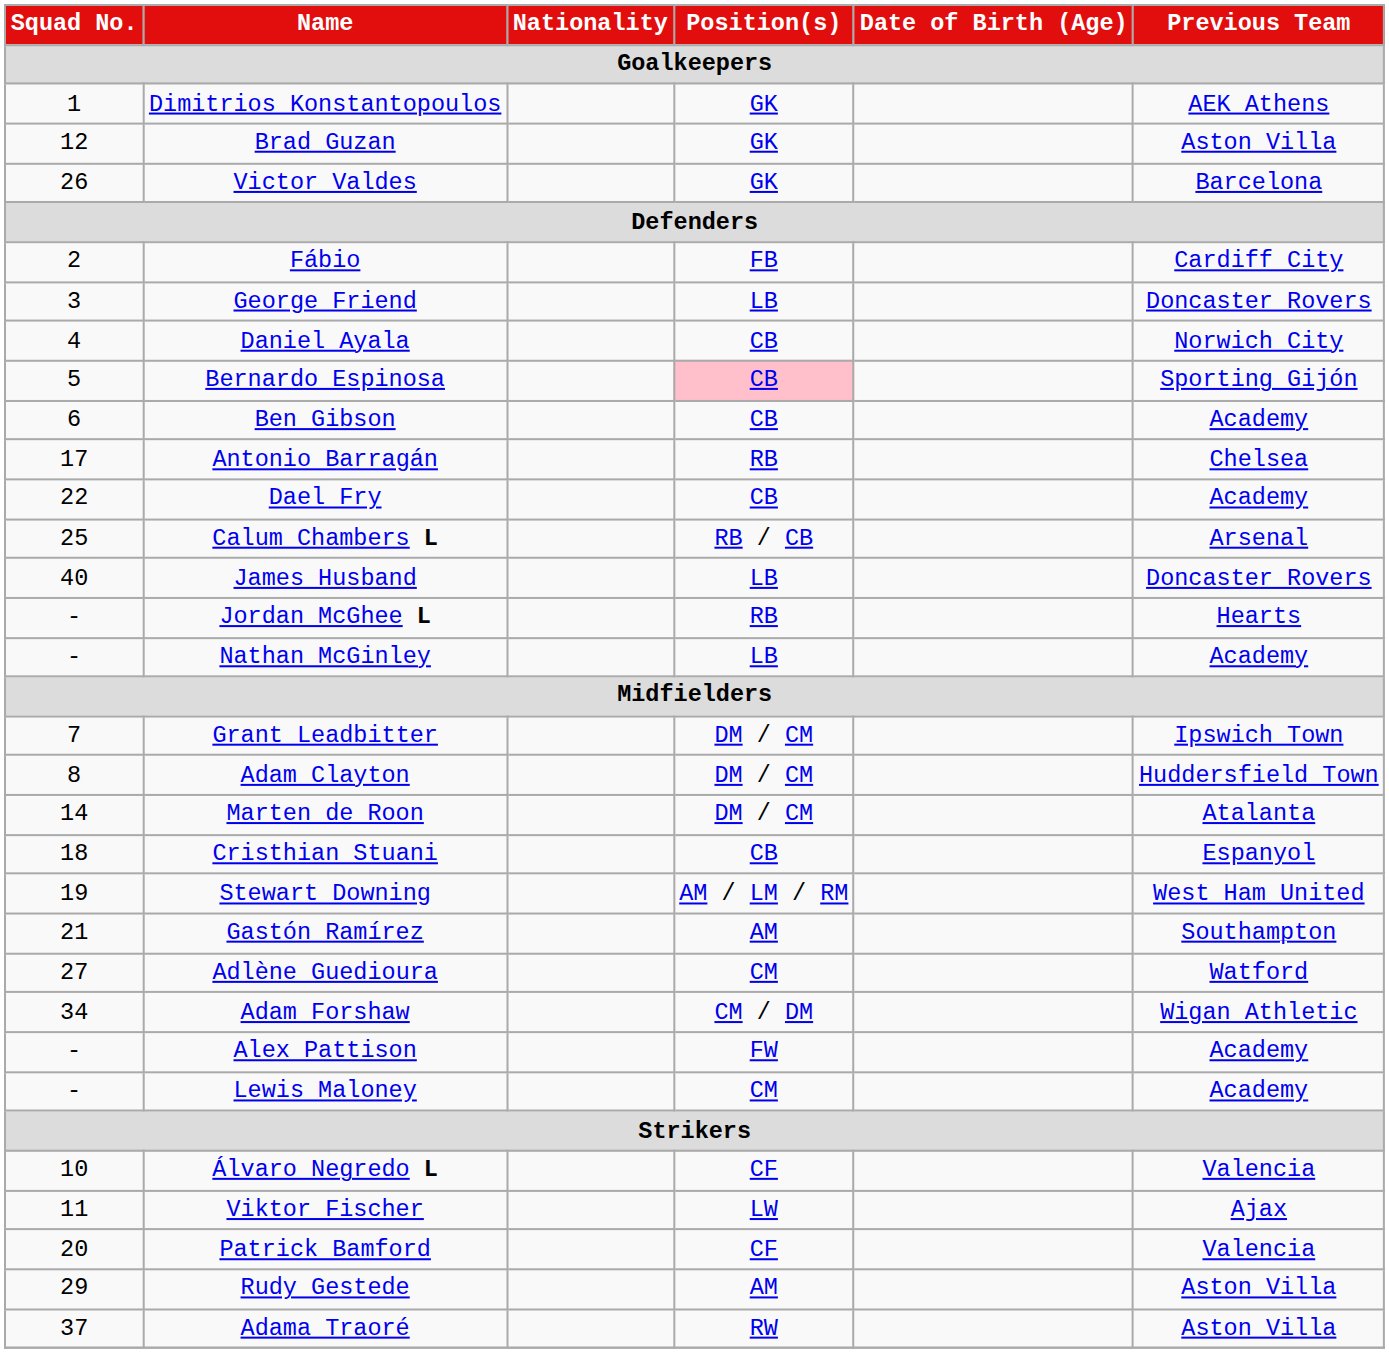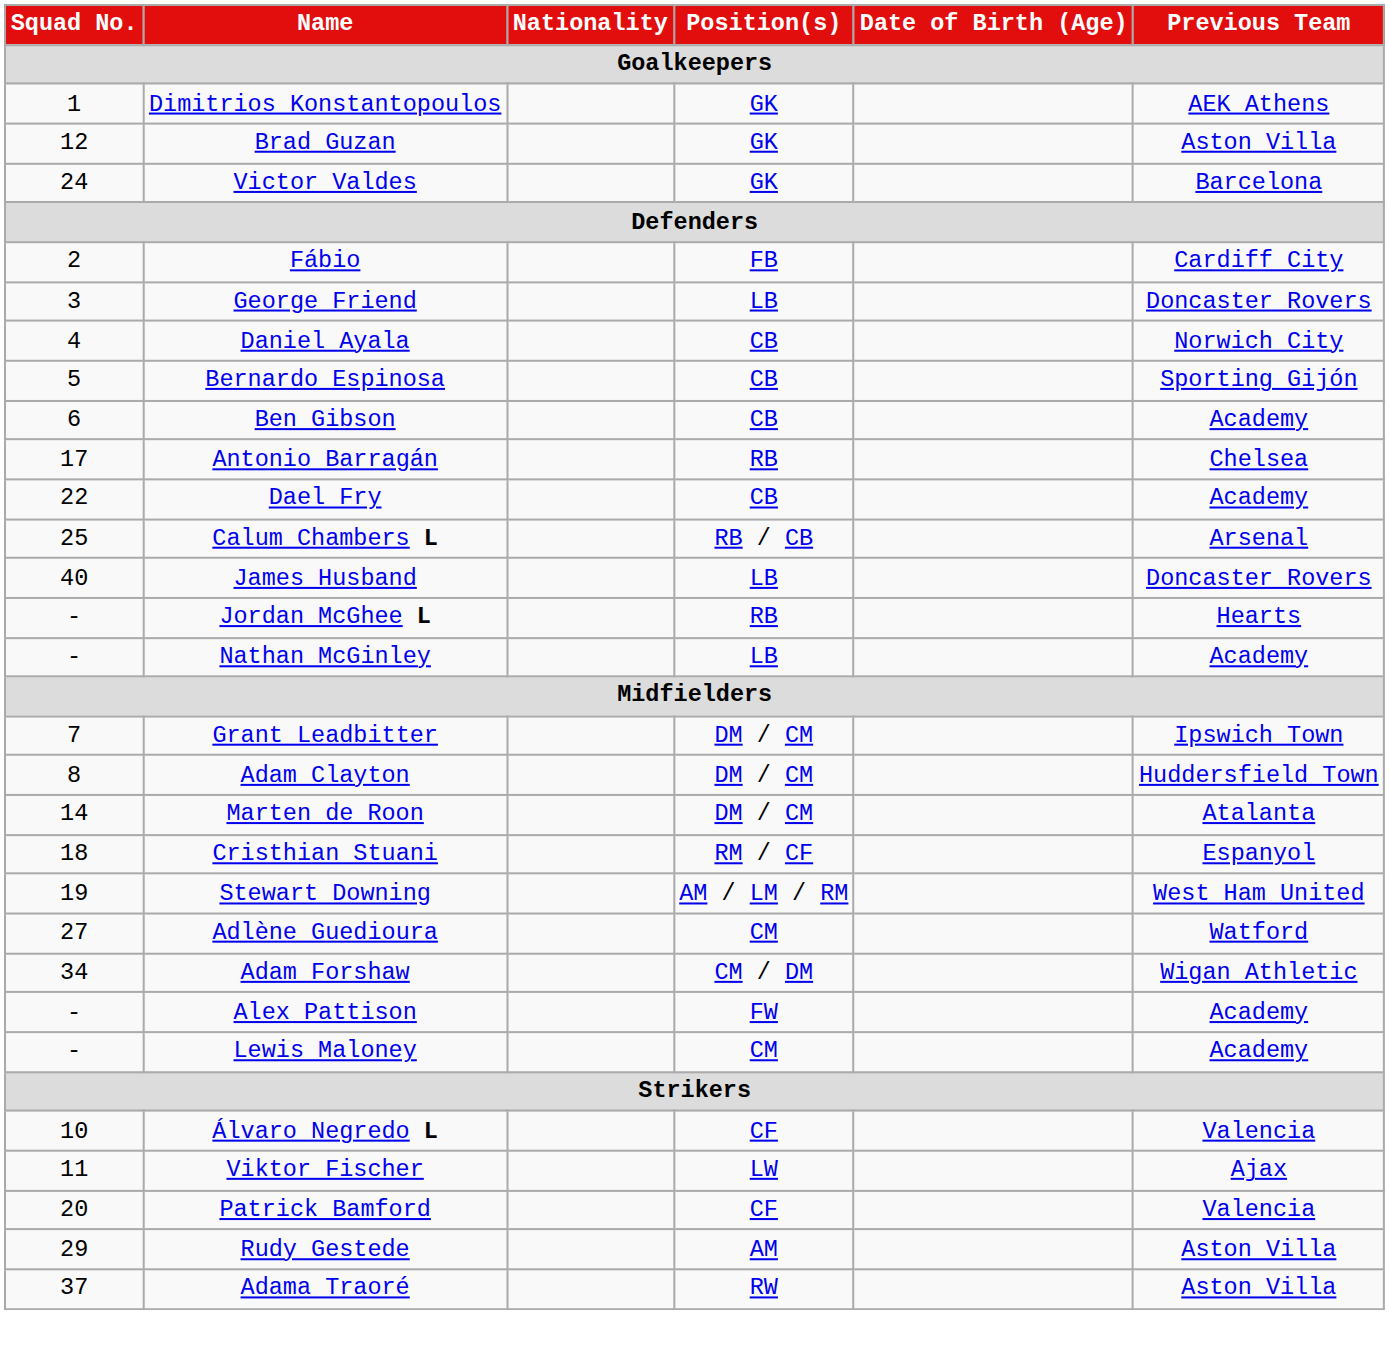(74, 182) 26 -> (74, 182) 24
(764, 380) pink background -> (764, 380) no background
(764, 854) CB -> (764, 854) RM / CF
- row: (325, 933)
